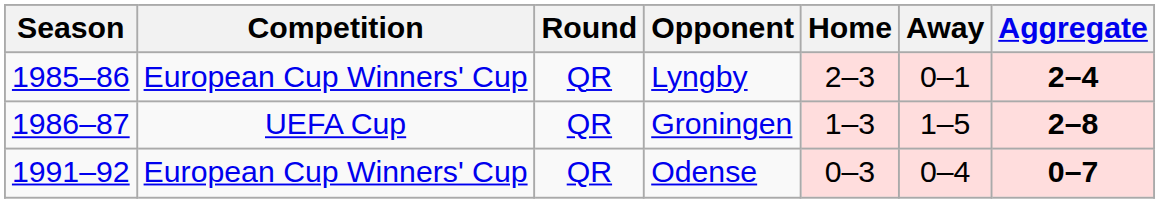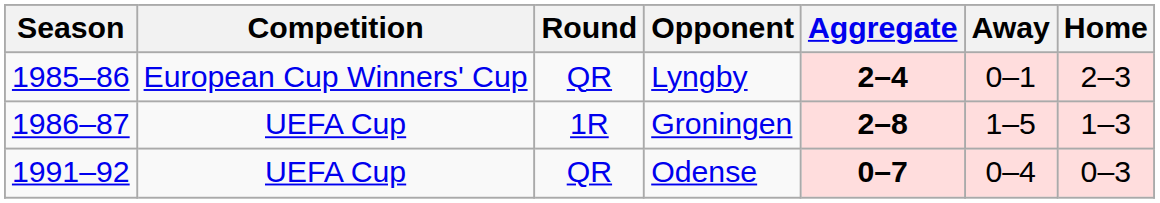columns swapped: (850, 28) <-> (1073, 28)
(589, 124) QR -> (589, 124) 1R
(336, 172) European Cup Winners' Cup -> (336, 172) UEFA Cup
